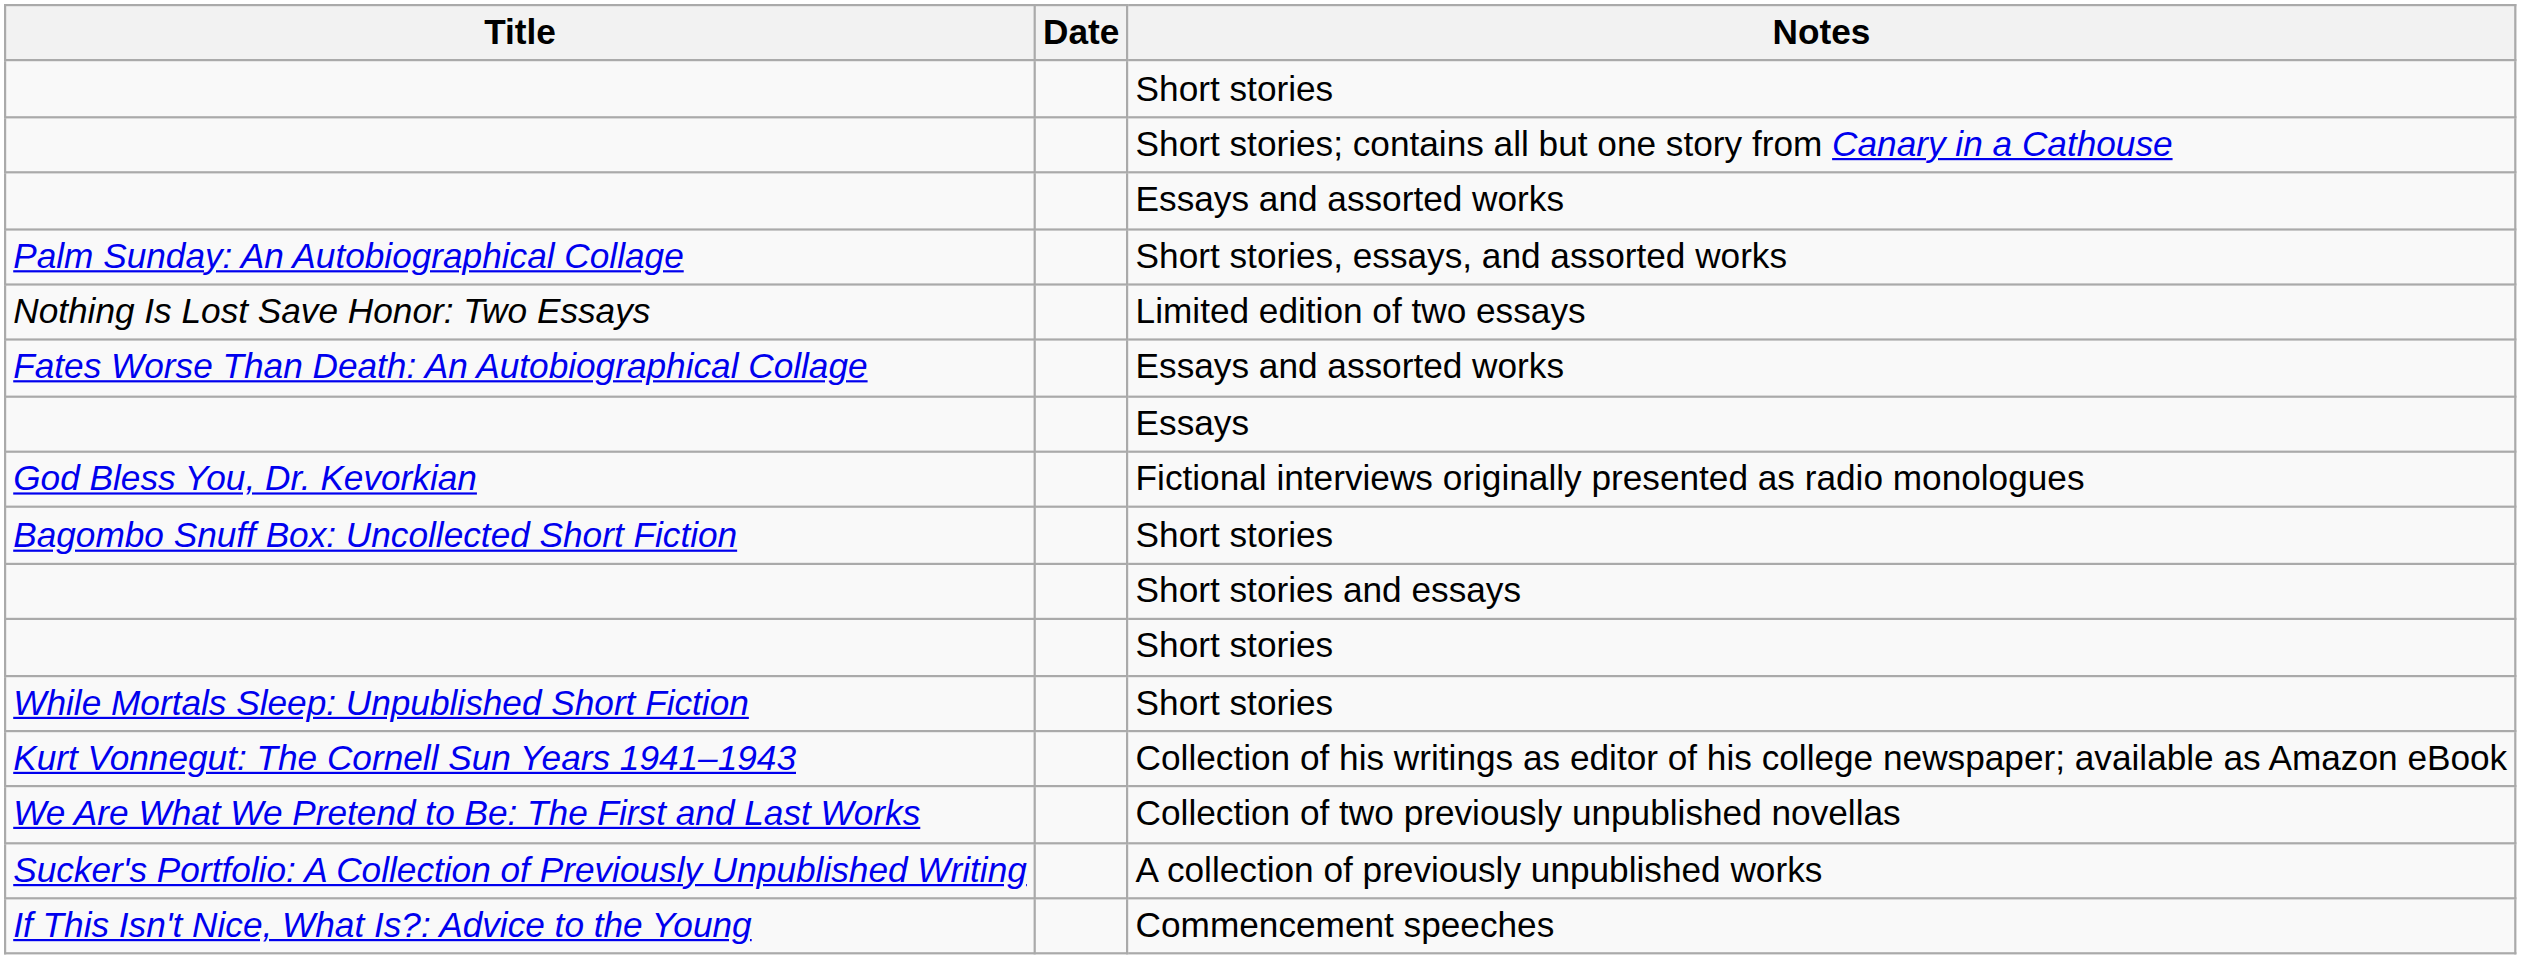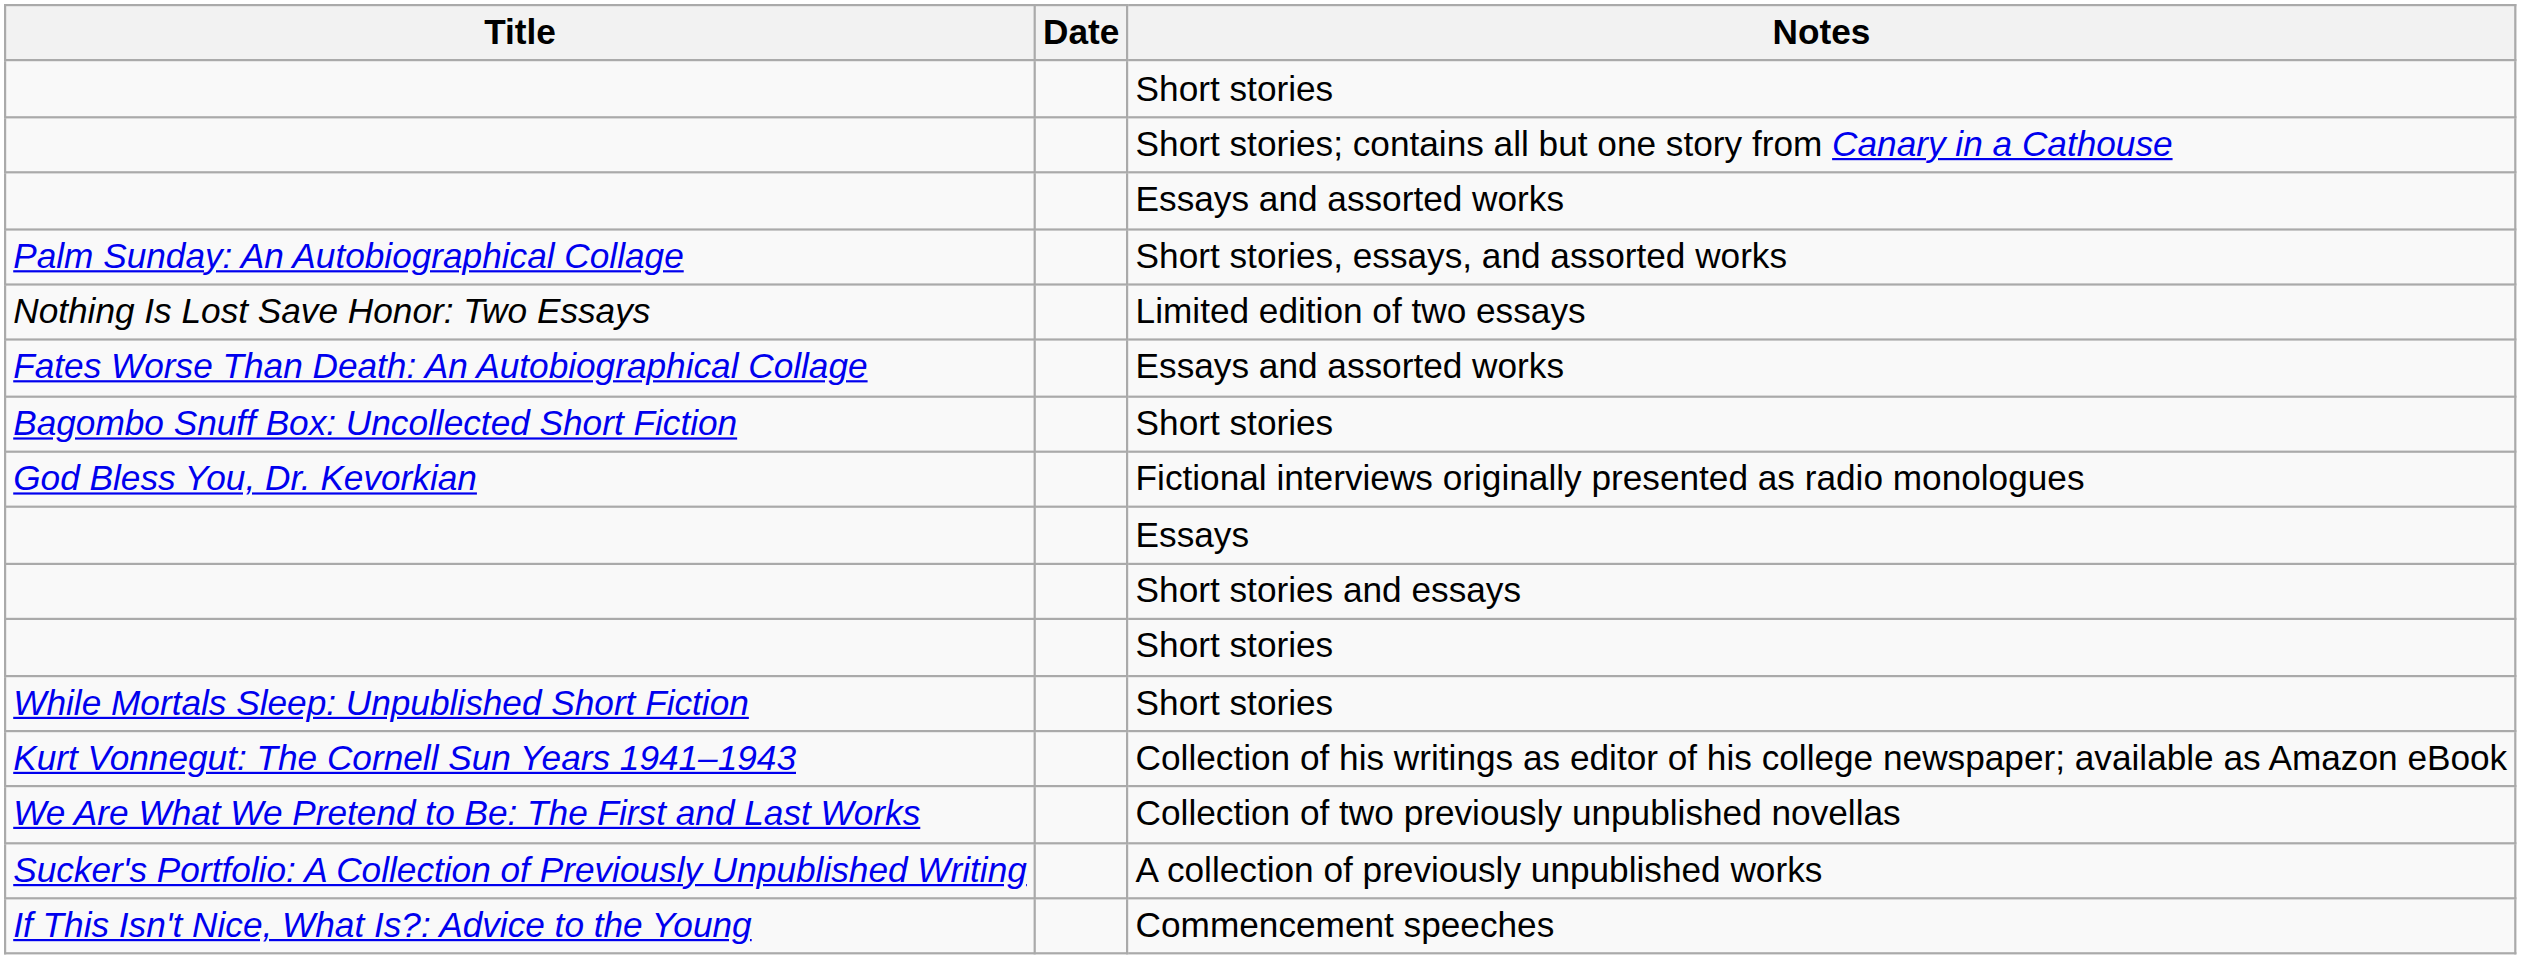rows swapped: (375, 534) <-> (520, 424)
